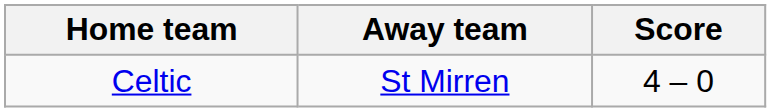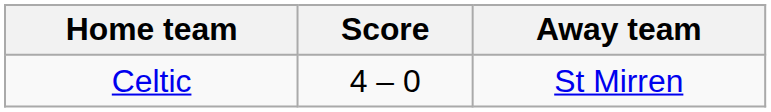columns swapped: (678, 29) <-> (445, 29)
